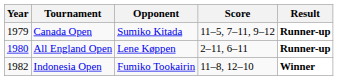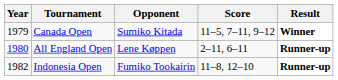(305, 31) Runner-up -> (298, 31) Winner
(298, 67) Winner -> (305, 67) Runner-up
